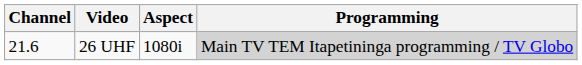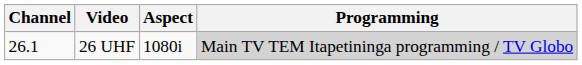(24, 45) 21.6 -> (24, 45) 26.1
